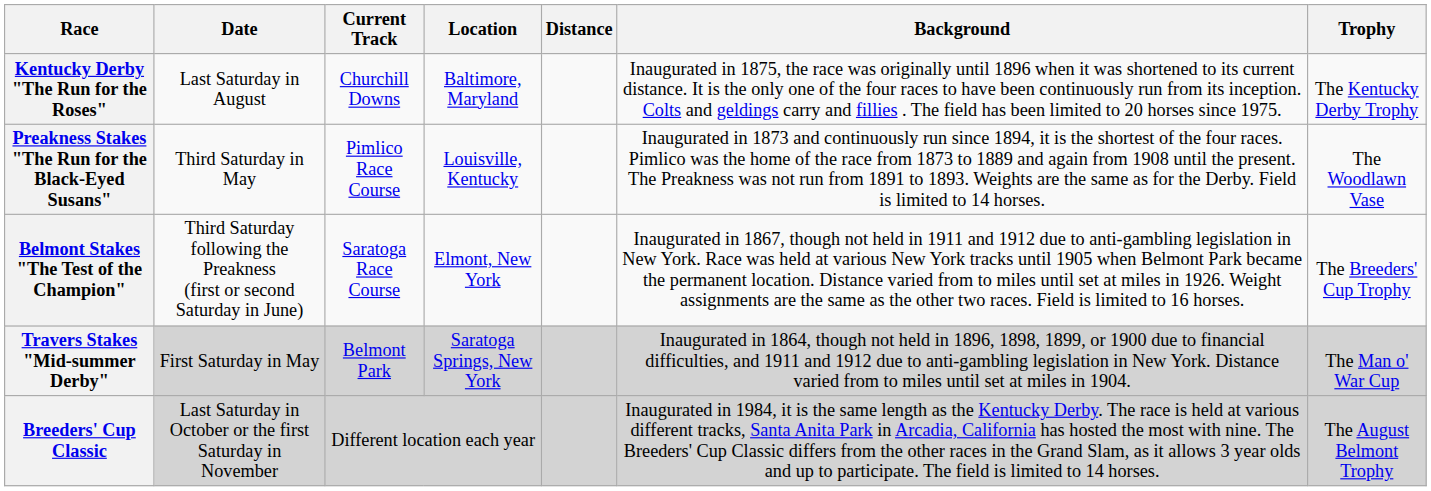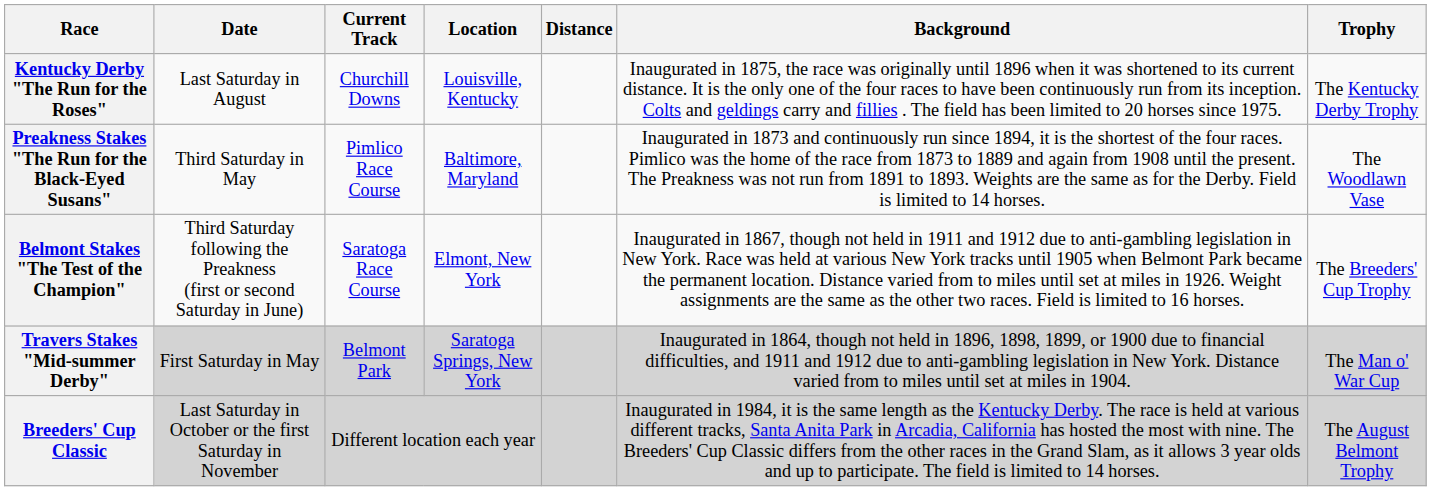(483, 88) Baltimore, Maryland -> (483, 88) Louisville, Kentucky
(483, 169) Louisville, Kentucky -> (483, 169) Baltimore, Maryland
